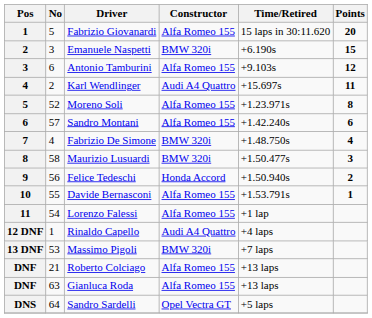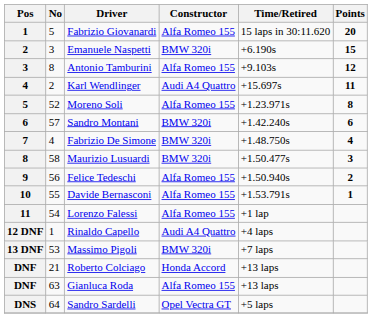(51, 67) 6 -> (51, 67) 8
(198, 122) Alfa Romeo 155 -> (186, 122) BMW 320i
(193, 176) Honda Accord -> (198, 176) Alfa Romeo 155
(198, 267) Alfa Romeo 155 -> (193, 267) Honda Accord
